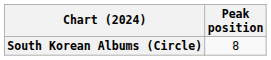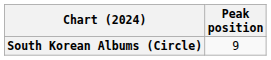(236, 46) 8 -> (236, 46) 9
